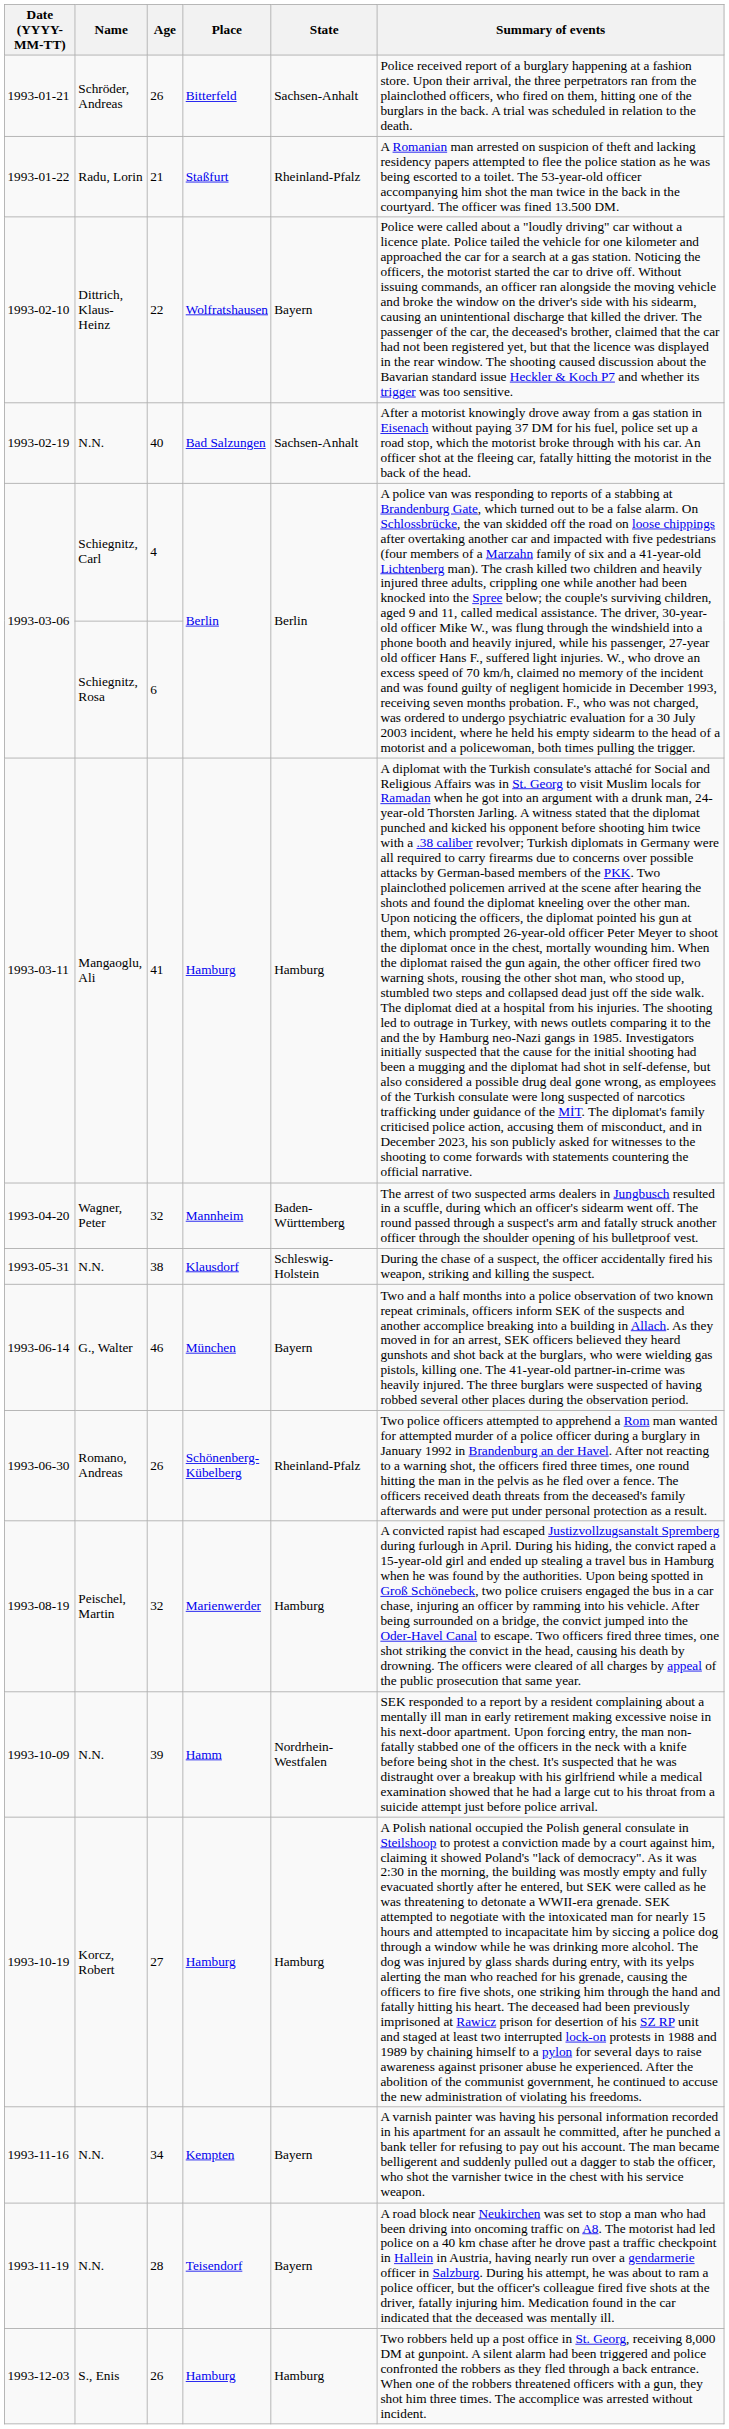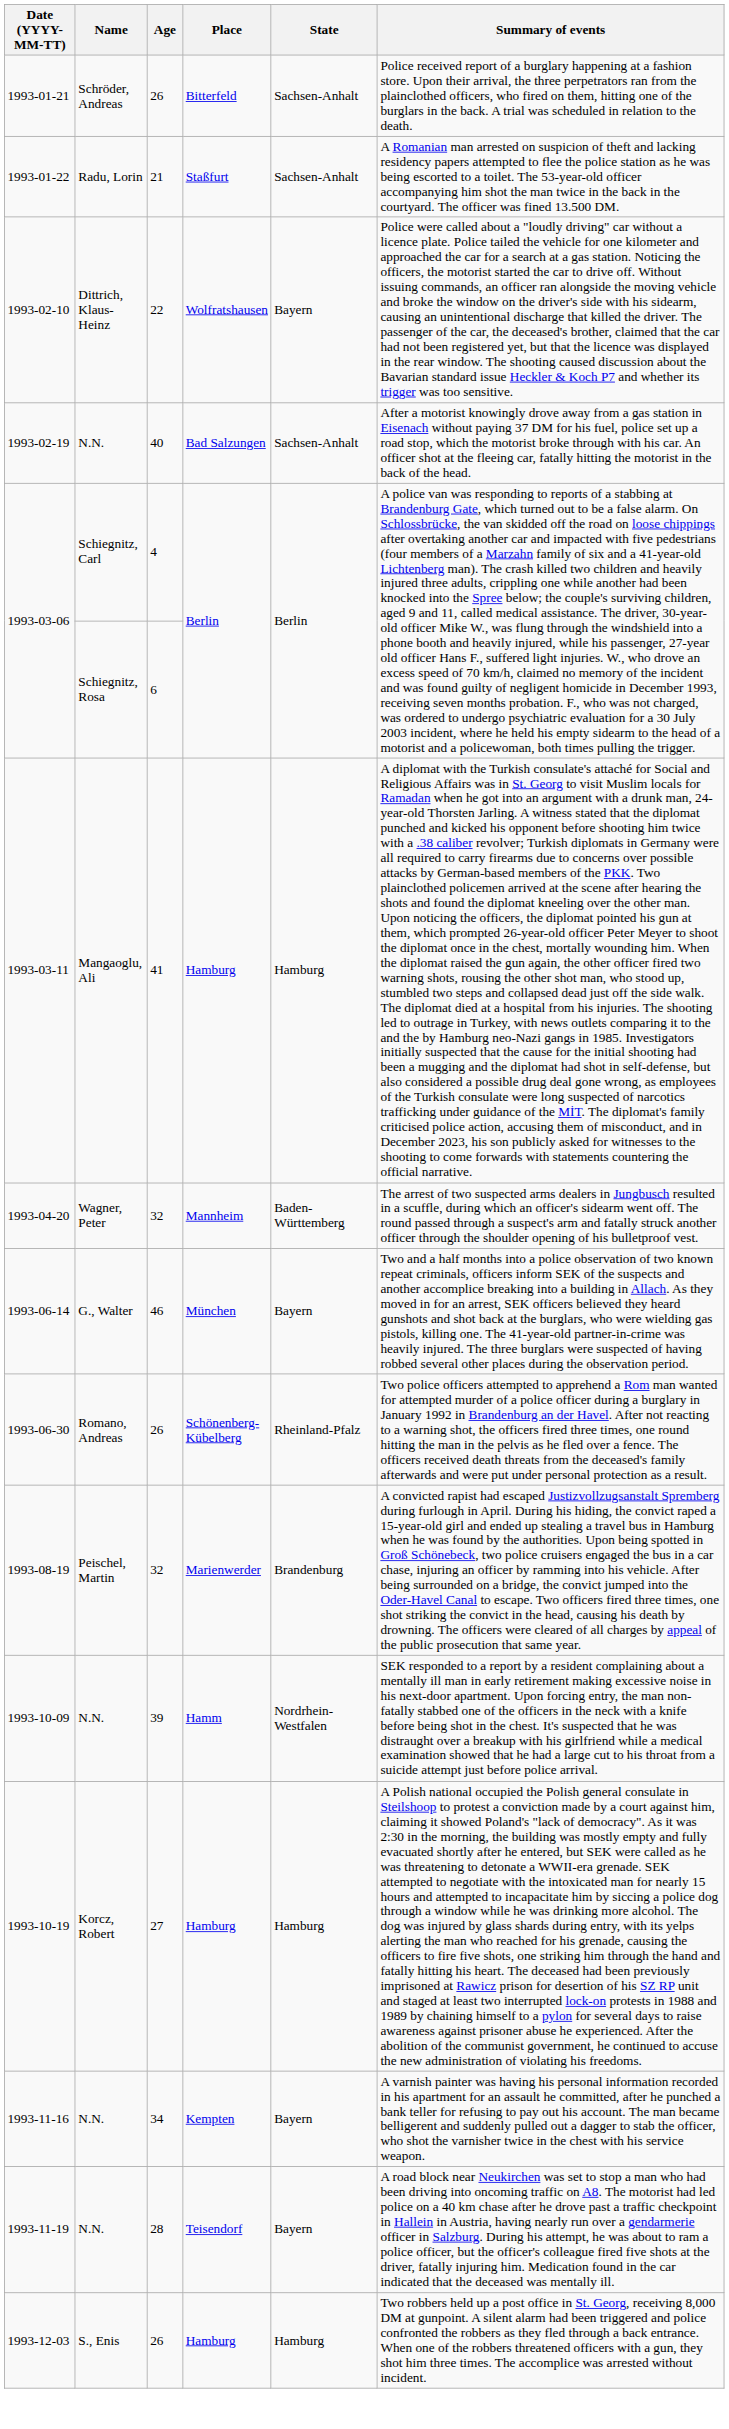(317, 176) Rheinland-Pfalz -> (316, 176) Sachsen-Anhalt
- row: (38, 1266)
(299, 1606) Hamburg -> (309, 1570) Brandenburg
